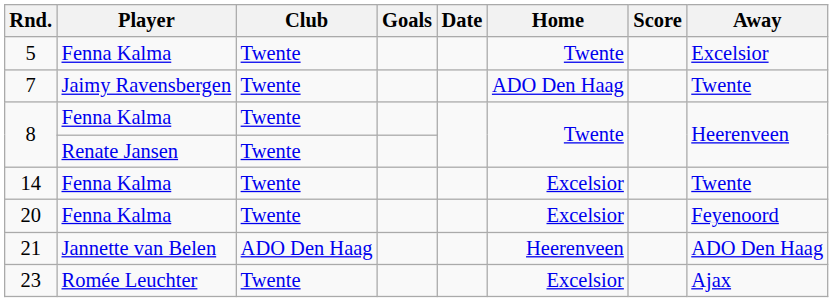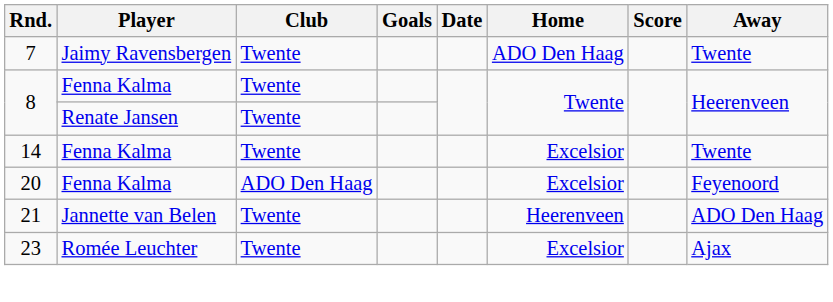- row: (31, 53)
(271, 215) Twente -> (307, 183) ADO Den Haag
(307, 248) ADO Den Haag -> (271, 215) Twente
